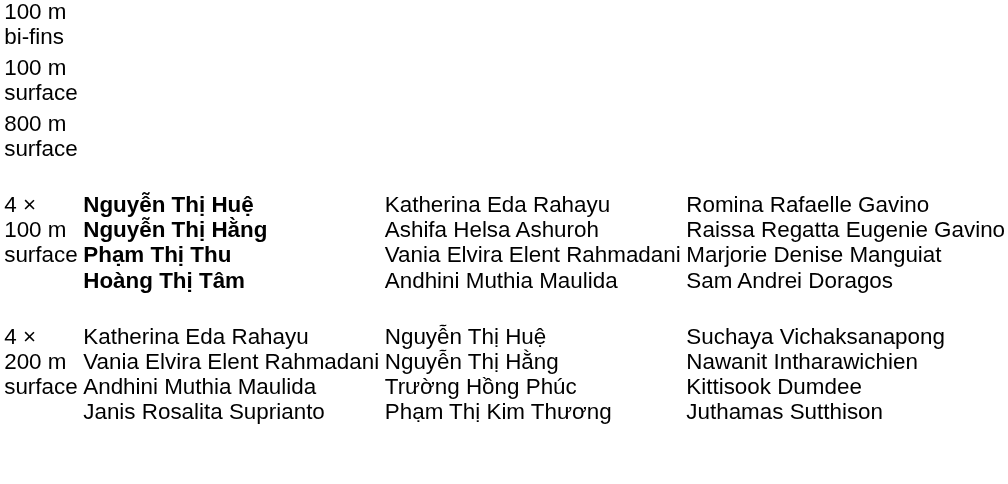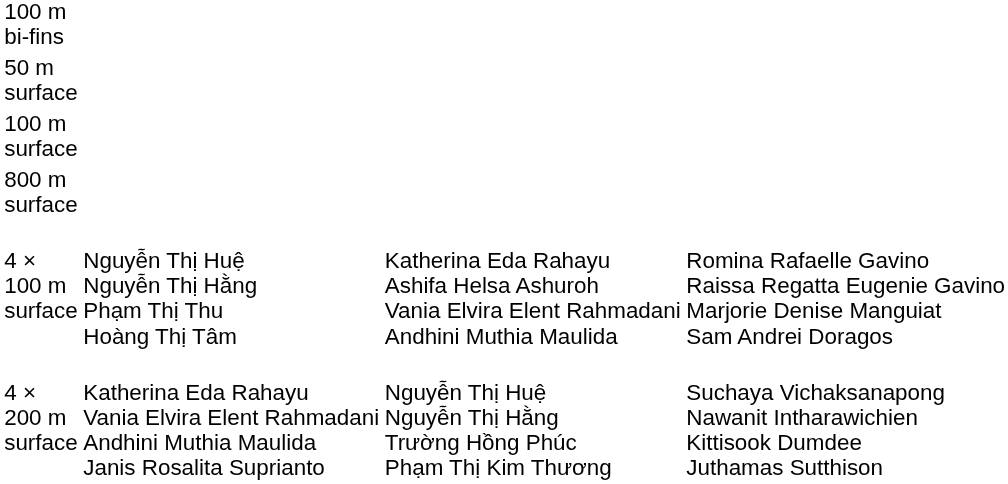+ row: (41, 80)
(175, 242) bold -> (170, 298) normal
